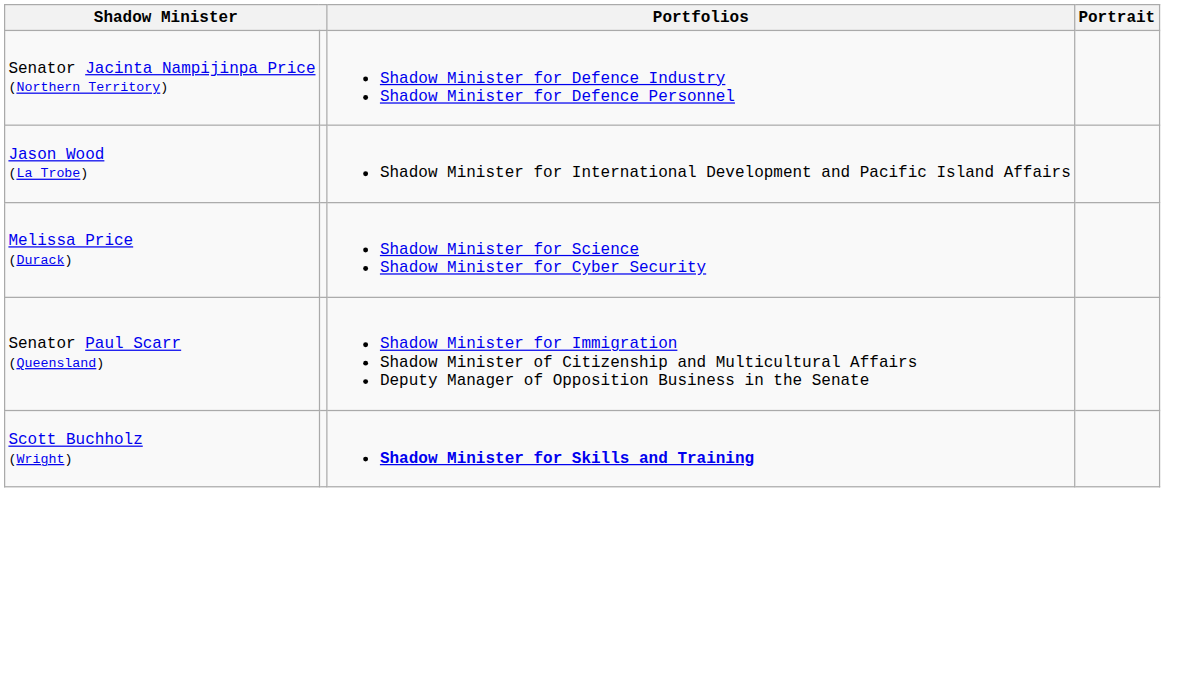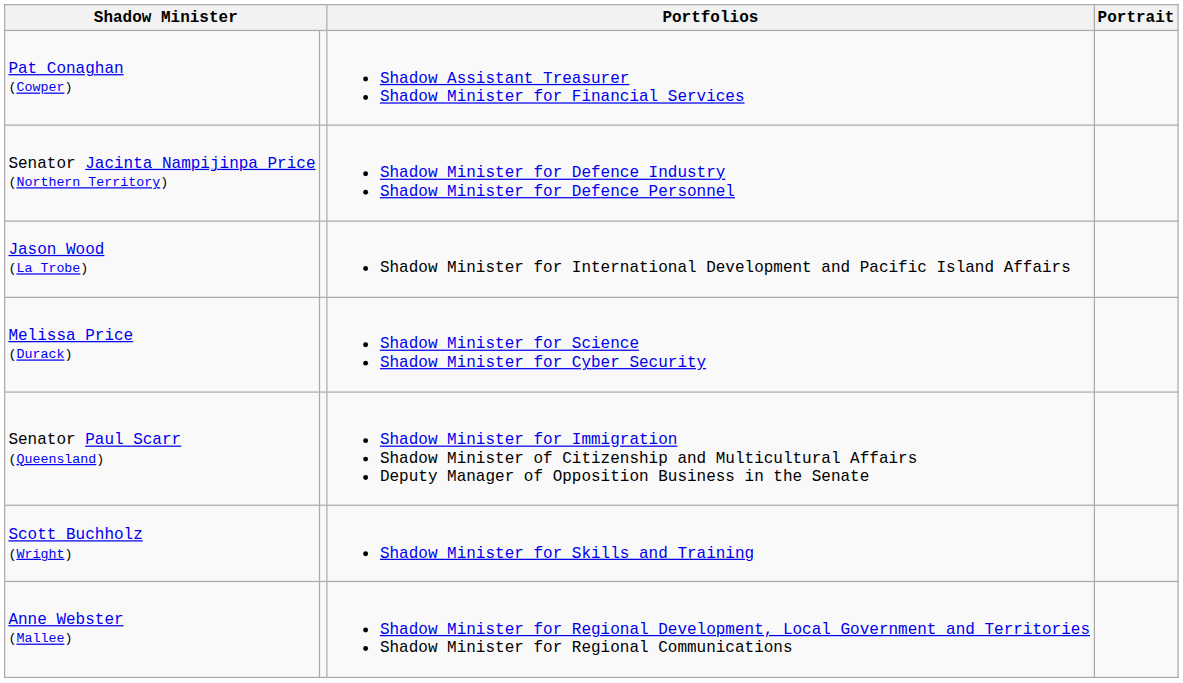+ row: (66, 78)
(701, 458) bold -> (710, 553) normal
+ row: (66, 629)
